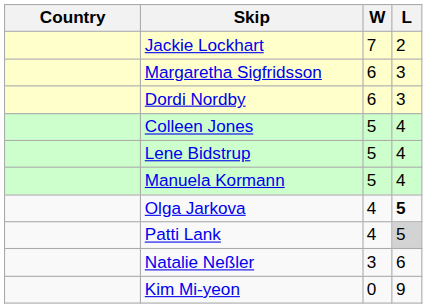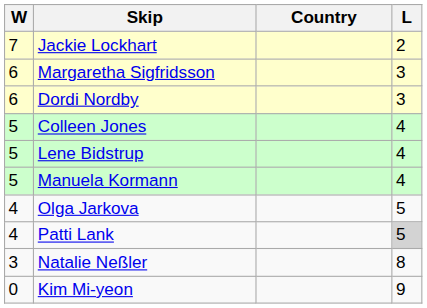columns swapped: (73, 18) <-> (377, 18)
(401, 208) bold -> (401, 208) normal
(401, 262) 6 -> (401, 262) 8
